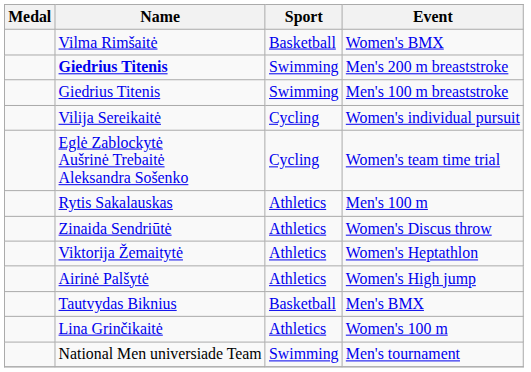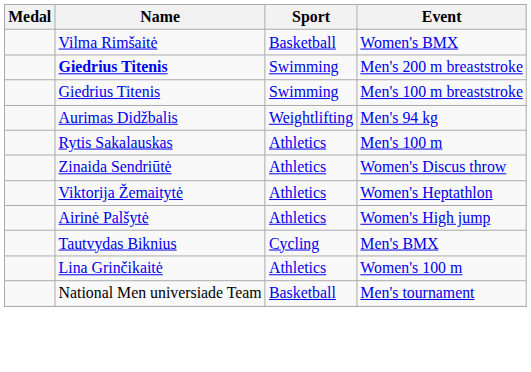- row: (433, 117)
- row: (423, 160)
+ row: (399, 117)
(302, 303) Basketball -> (294, 243) Cycling
(304, 354) Swimming -> (302, 293) Basketball
